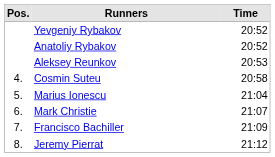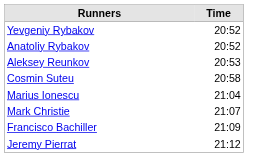- column: (18, 13)
